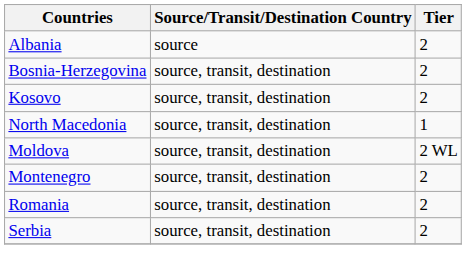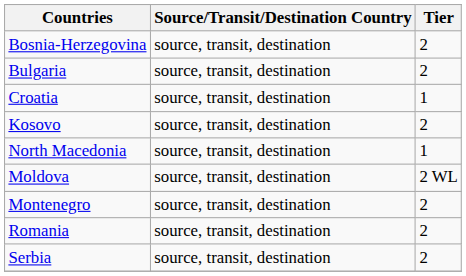- row: (35, 44)
+ row: (37, 71)
+ row: (33, 97)
